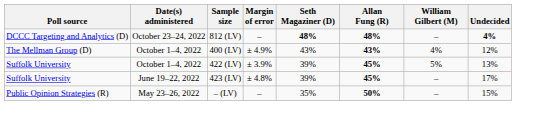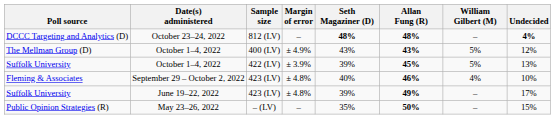(436, 50) 4% -> (475, 50) 5%
+ row: (44, 79)
(372, 79) 45% -> (411, 93) 49%
